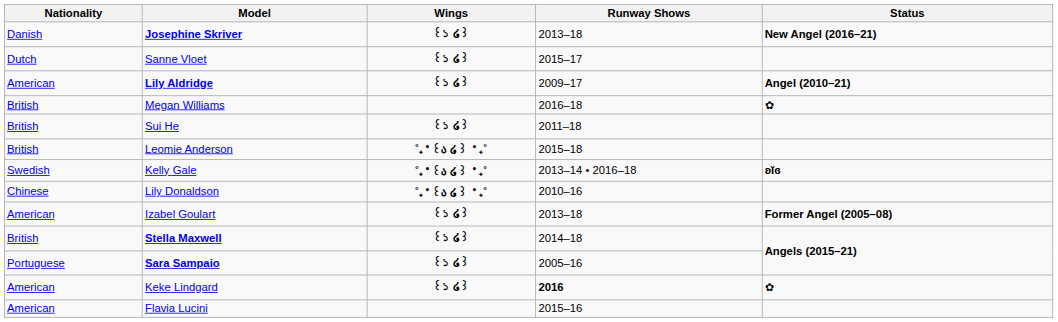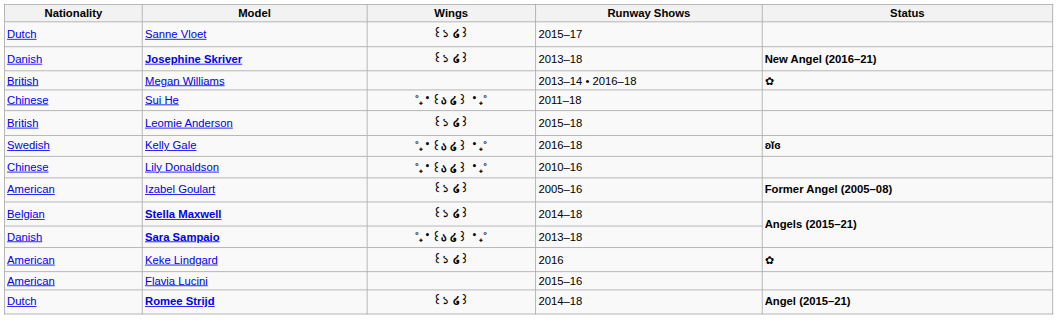rows swapped: (194, 34) <-> (176, 58)
- row: (179, 83)
(560, 104) 2016–18 -> (587, 80) 2013–14 • 2016–18
(23, 126) British -> (28, 100) Chinese
(451, 125) ꒰১ ໒꒱ -> (451, 101) ˚₊‧꒰ა ໒꒱ ‧₊˚
(451, 150) ˚₊‧꒰ა ໒꒱ ‧₊˚ -> (451, 122) ꒰১ ໒꒱
(587, 170) 2013–14 • 2016–18 -> (560, 145) 2016–18
(560, 214) 2013–18 -> (560, 189) 2005–16
(23, 238) British -> (26, 214) Belgian
(36, 263) Portuguese -> (25, 236) Danish
(451, 262) ꒰১ ໒꒱ -> (451, 237) ˚₊‧꒰ა ໒꒱ ‧₊˚
(560, 263) 2005–16 -> (560, 236) 2013–18
(551, 287) bold -> (551, 259) normal
+ row: (180, 301)
